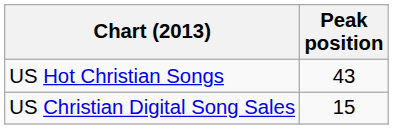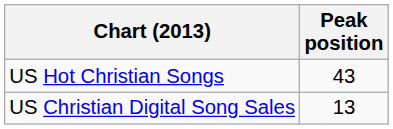(344, 107) 15 -> (344, 107) 13
